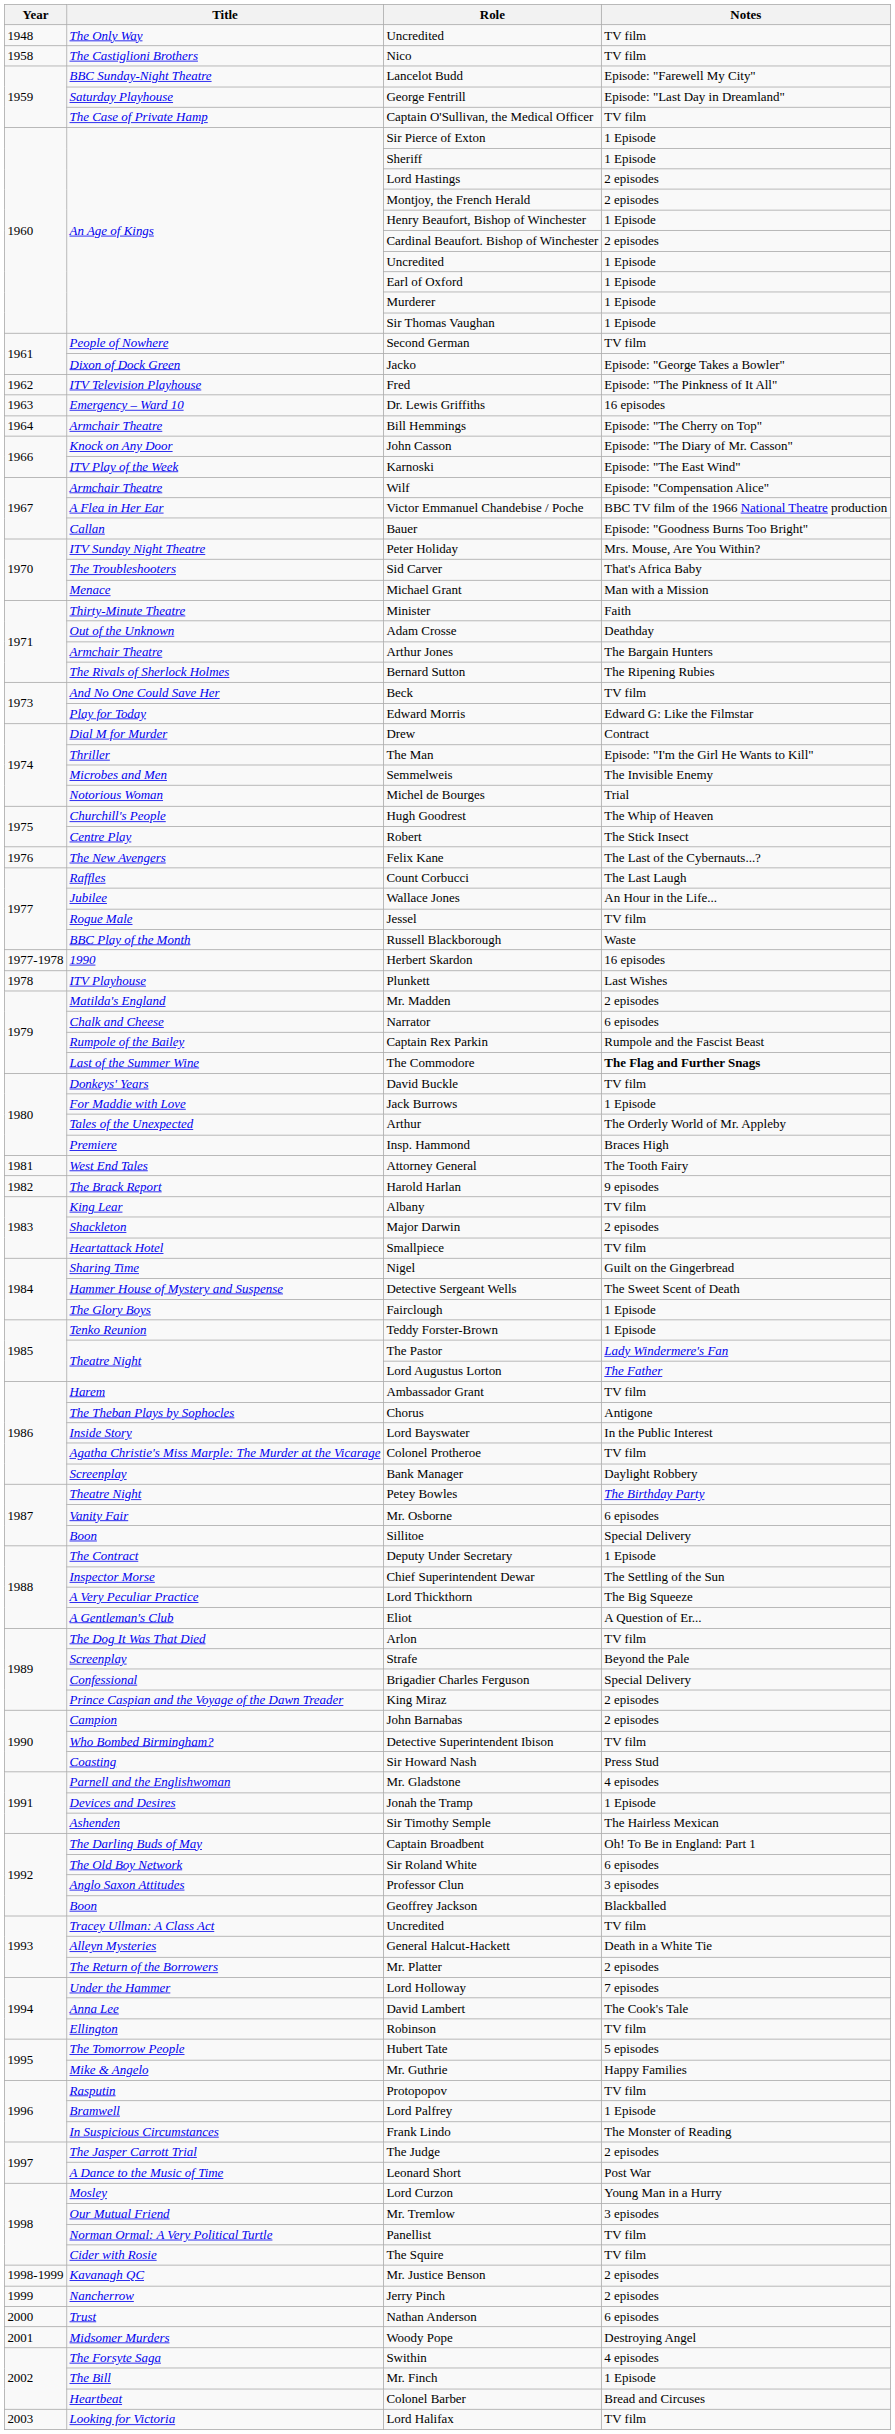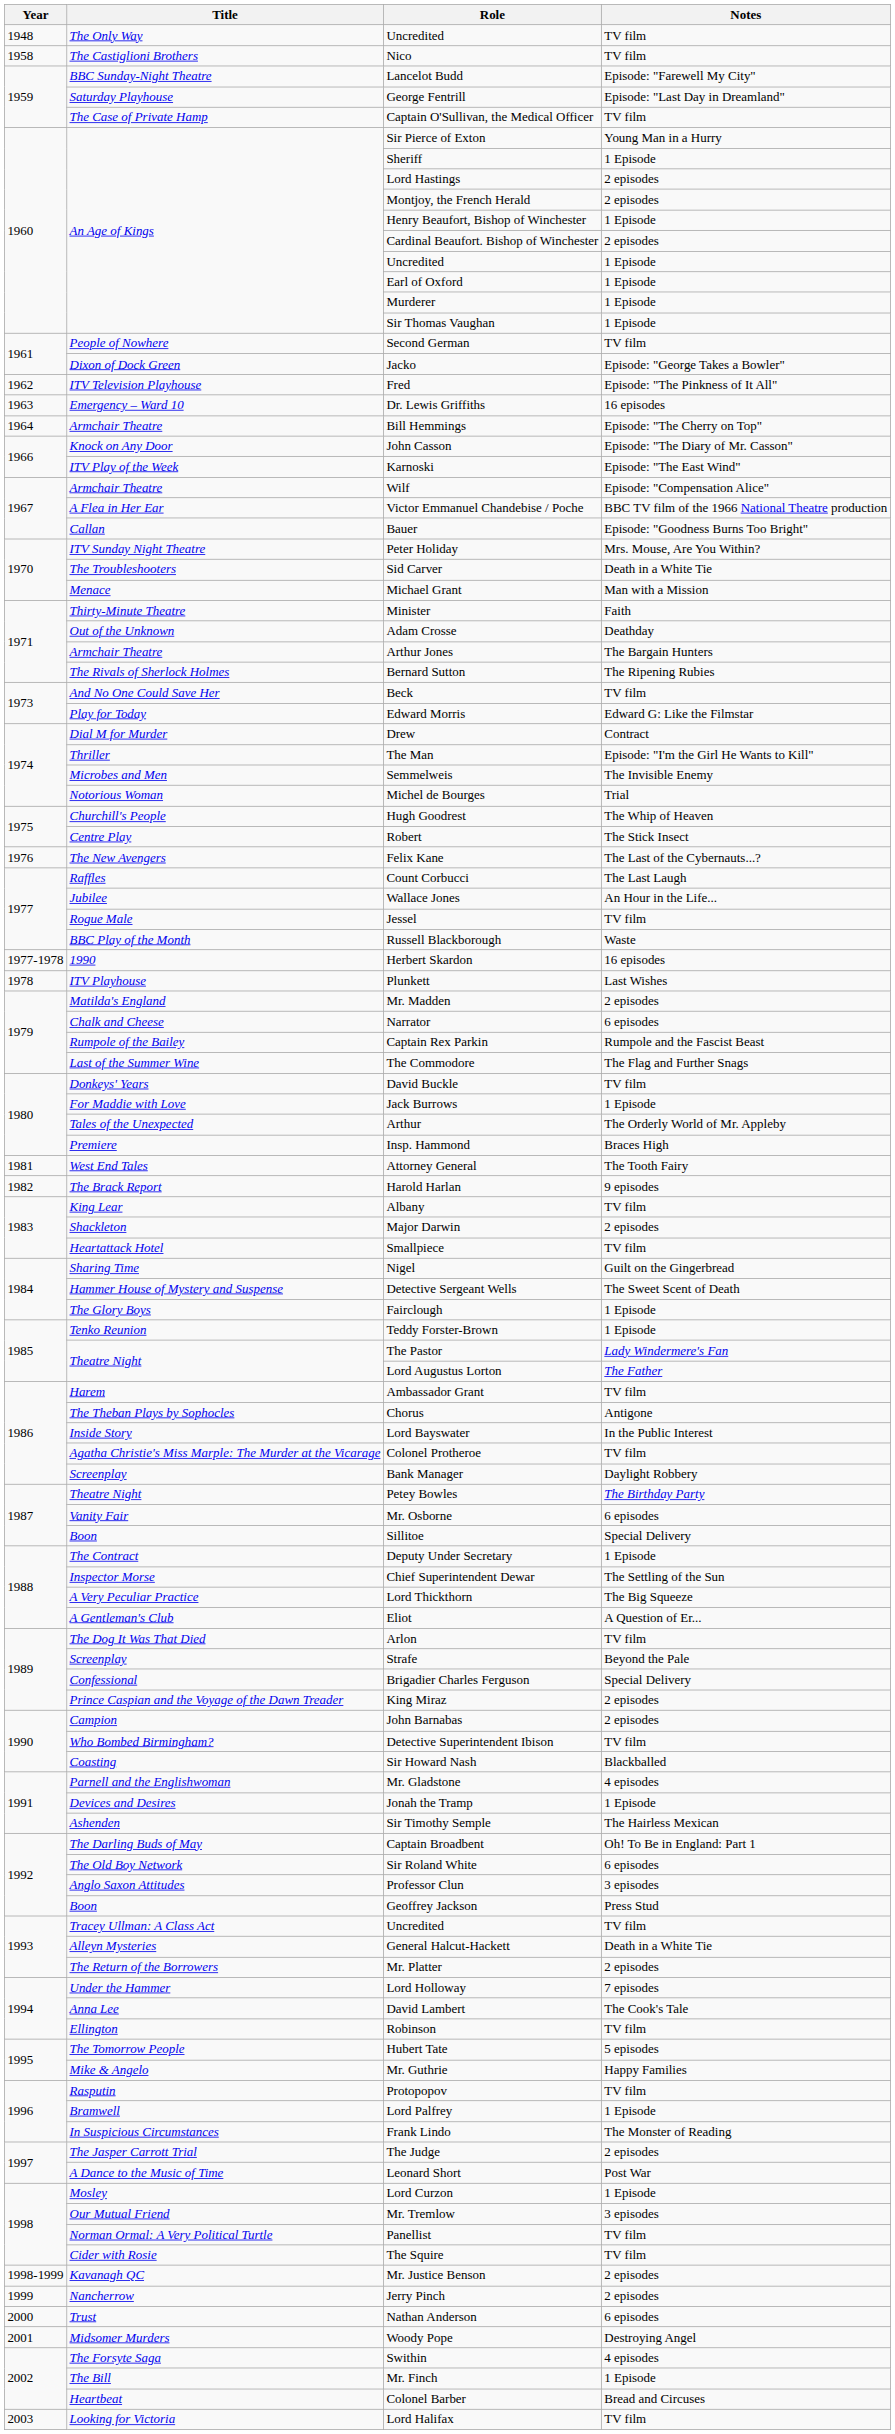(630, 138) 1 Episode -> (663, 138) Young Man in a Hurry
(653, 569) That's Africa Baby -> (658, 569) Death in a White Tie
(682, 1063) bold -> (676, 1063) normal
(632, 1761) Press Stud -> (635, 1761) Blackballed
(635, 1905) Blackballed -> (632, 1905) Press Stud
(663, 2193) Young Man in a Hurry -> (630, 2193) 1 Episode
